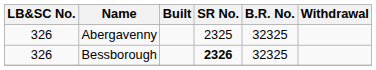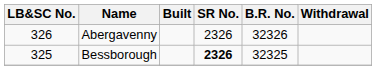(218, 34) 2325 -> (218, 34) 2326
(270, 34) 32325 -> (270, 34) 32326
(41, 55) 326 -> (41, 55) 325
